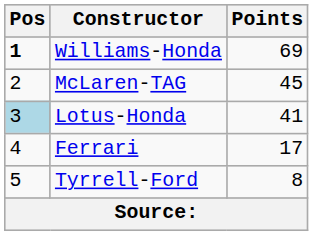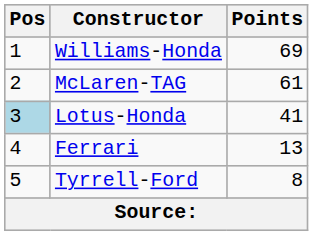(16, 53) bold -> (16, 53) normal
(291, 85) 45 -> (291, 85) 61
(291, 150) 17 -> (291, 150) 13
